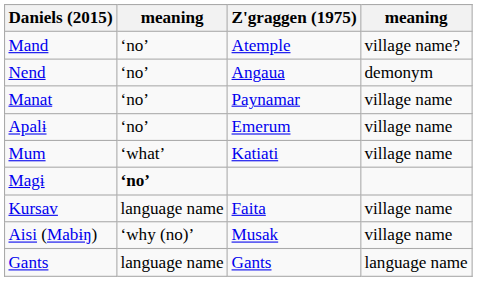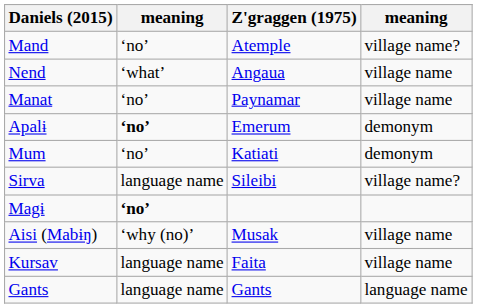(135, 72) ‘no’ -> (143, 72) ‘what’
(399, 72) demonym -> (408, 72) village name
(135, 126) normal -> (135, 126) bold
(408, 126) village name -> (399, 126) demonym
(143, 153) ‘what’ -> (135, 153) ‘no’
(408, 153) village name -> (399, 153) demonym
+ row: (27, 180)
rows swapped: (53, 235) <-> (33, 208)
